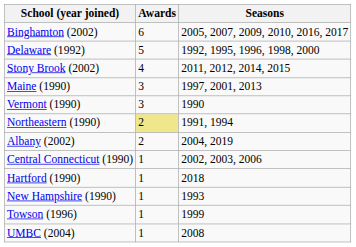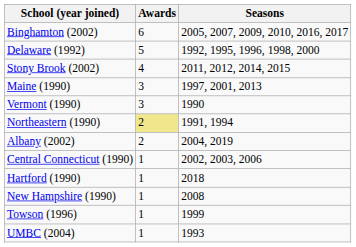(193, 196) 1993 -> (193, 196) 2008
(193, 232) 2008 -> (193, 232) 1993
